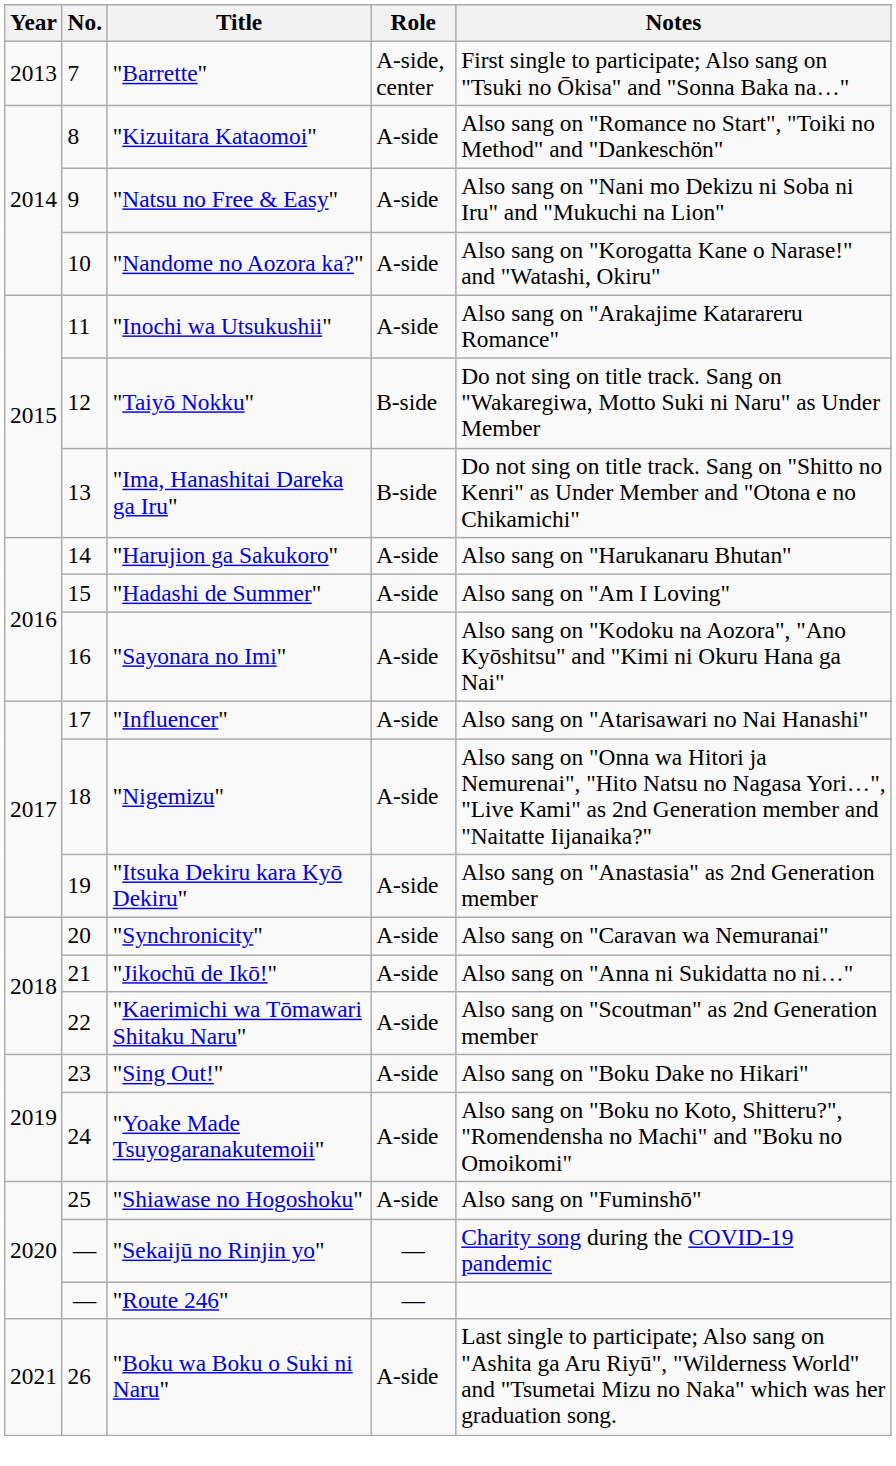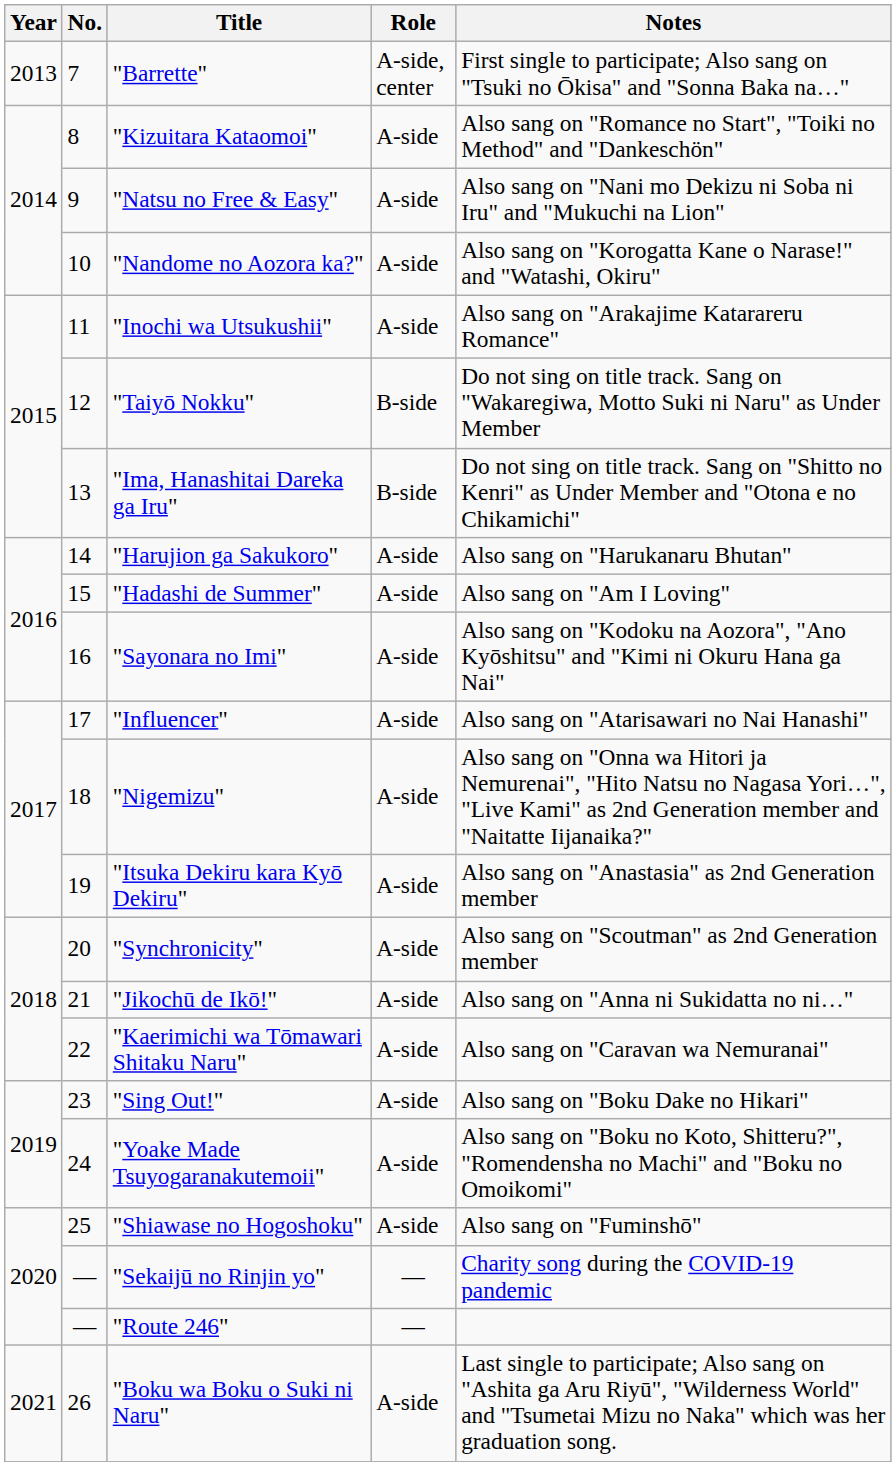(645, 935) Also sang on "Caravan wa Nemuranai" -> (669, 949) Also sang on "Scoutman" as 2nd Generation member
(669, 1023) Also sang on "Scoutman" as 2nd Generation member -> (645, 1049) Also sang on "Caravan wa Nemuranai"
